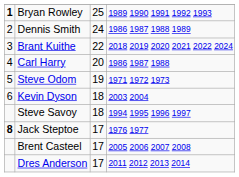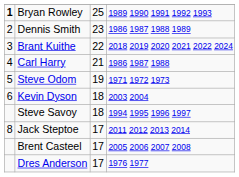(98, 29) 24 -> (98, 29) 23
(98, 63) 20 -> (98, 63) 21
(10, 130) bold -> (10, 130) normal
(128, 130) 1976 1977 -> (149, 130) 2011 2012 2013 2014
(149, 163) 2011 2012 2013 2014 -> (128, 163) 1976 1977
